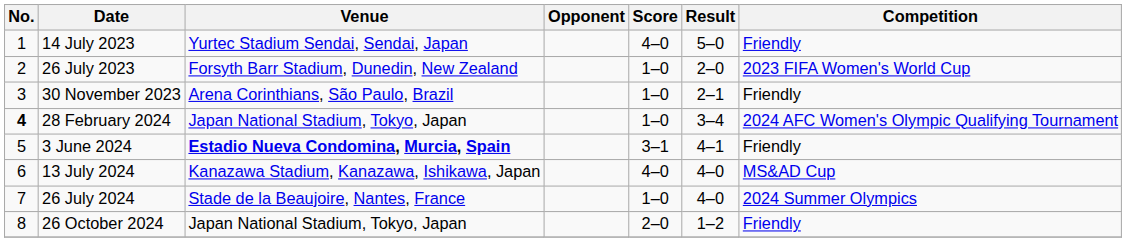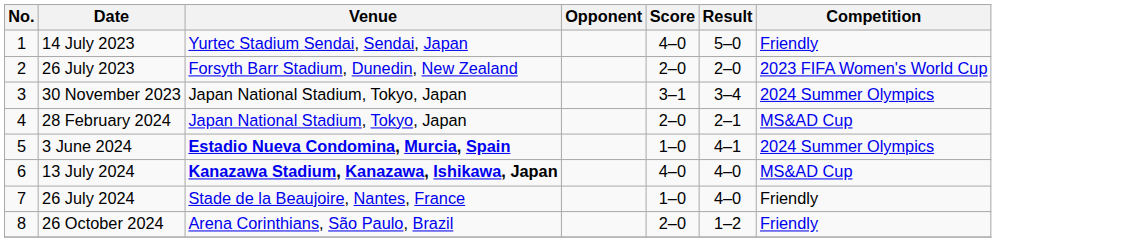(655, 69) 1–0 -> (672, 69) 2–0
(321, 95) Arena Corinthians, São Paulo, Brazil -> (328, 95) Japan National Stadium, Tokyo, Japan
(655, 95) 1–0 -> (672, 95) 3–1
(710, 95) 2–1 -> (728, 95) 3–4
(772, 95) Friendly -> (847, 95) 2024 Summer Olympics
(21, 120) bold -> (21, 120) normal
(655, 120) 1–0 -> (672, 120) 2–0
(710, 120) 3–4 -> (728, 120) 2–1
(930, 120) 2024 AFC Women's Olympic Qualifying Tournament -> (806, 120) MS&AD Cup
(655, 146) 3–1 -> (672, 146) 1–0
(772, 146) Friendly -> (847, 146) 2024 Summer Olympics
(364, 172) normal -> (373, 172) bold
(830, 198) 2024 Summer Olympics -> (789, 198) Friendly
(328, 224) Japan National Stadium, Tokyo, Japan -> (321, 224) Arena Corinthians, São Paulo, Brazil
